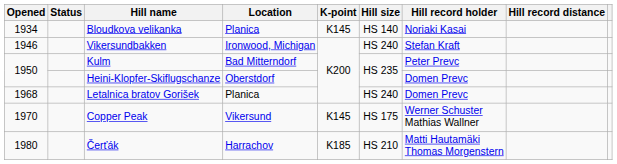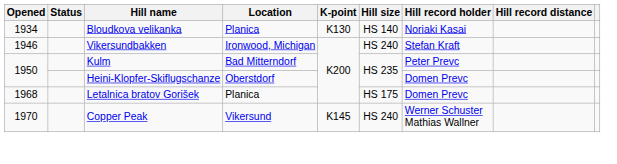(338, 29) K145 -> (338, 29) K130
(381, 95) HS 240 -> (381, 95) HS 175
(381, 117) HS 175 -> (381, 117) HS 240
- row: (103, 145)
